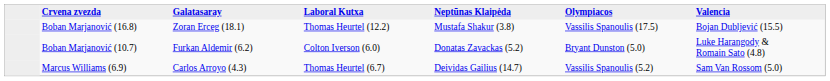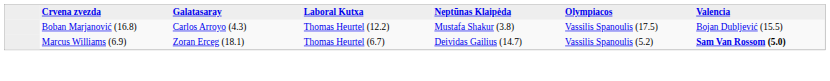(208, 27) Zoran Erceg (18.1) -> (210, 27) Carlos Arroyo (4.3)
- row: (89, 47)
(210, 68) Carlos Arroyo (4.3) -> (208, 42) Zoran Erceg (18.1)
(739, 68) normal -> (741, 42) bold
